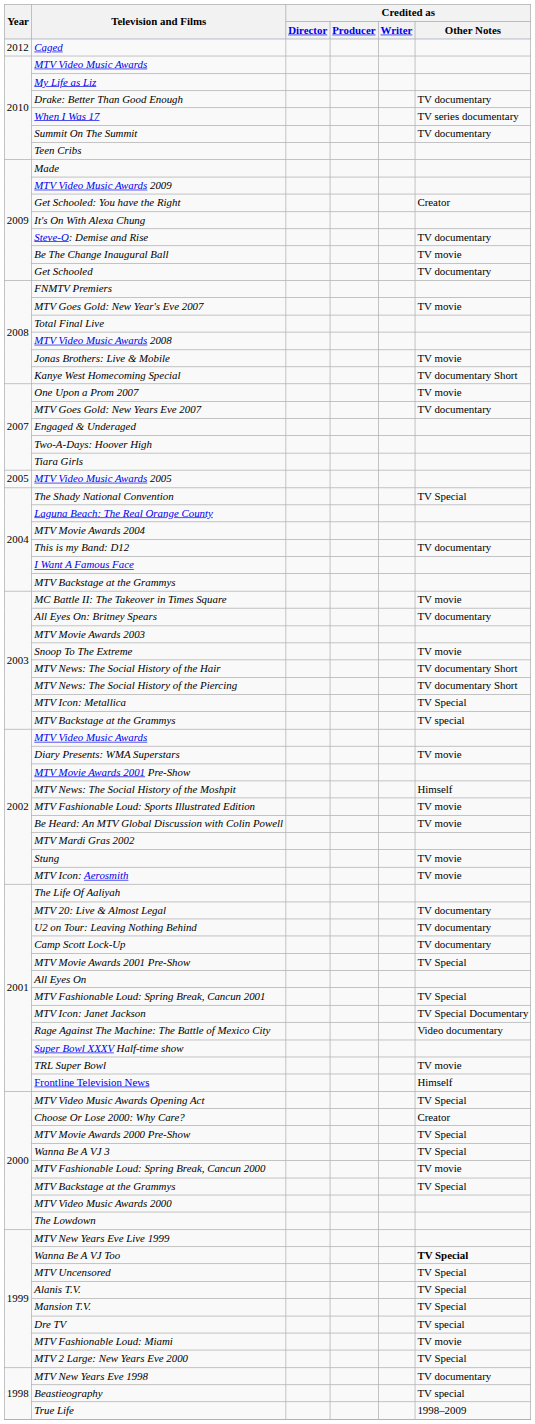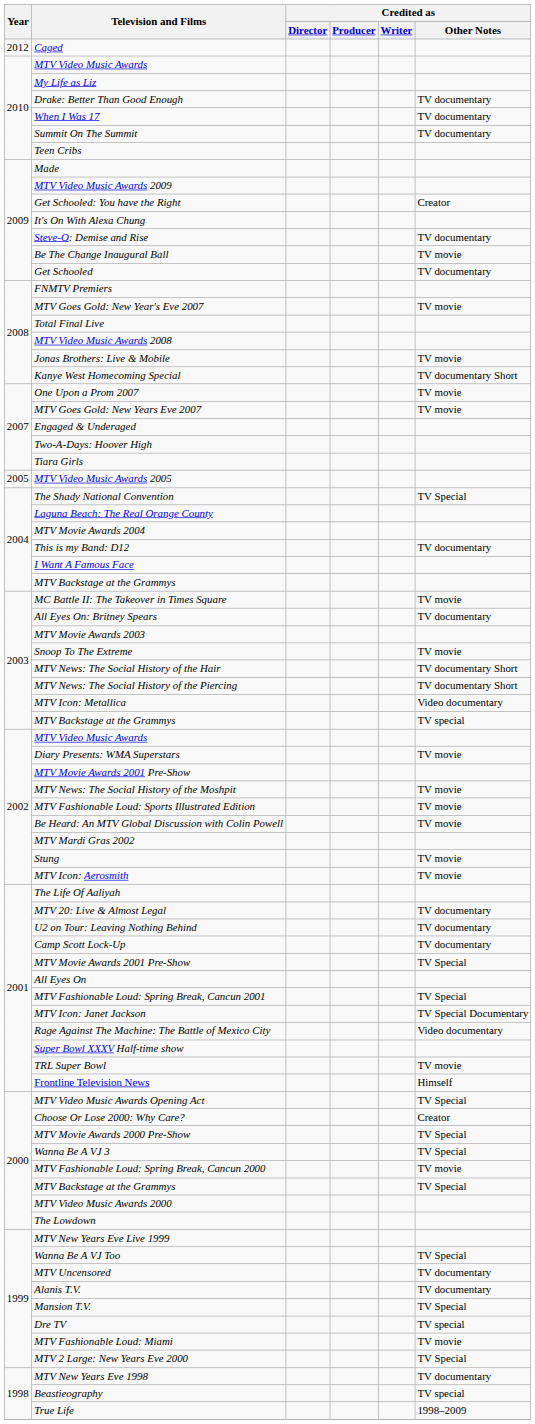(468, 116) TV series documentary -> (454, 116) TV documentary
(454, 409) TV documentary -> (439, 409) TV movie
(442, 703) TV Special -> (460, 703) Video documentary
(435, 789) Himself -> (439, 789) TV movie
(443, 1255) bold -> (442, 1255) normal
(442, 1272) TV Special -> (454, 1272) TV documentary
(442, 1289) TV Special -> (454, 1289) TV documentary
